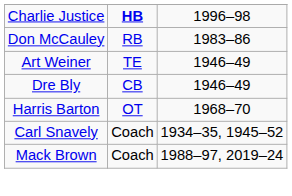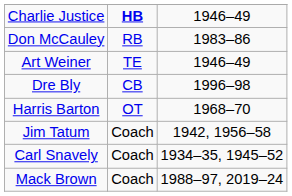(222, 16) 1996–98 -> (222, 16) 1946–49
(222, 86) 1946–49 -> (222, 86) 1996–98
+ row: (56, 132)
